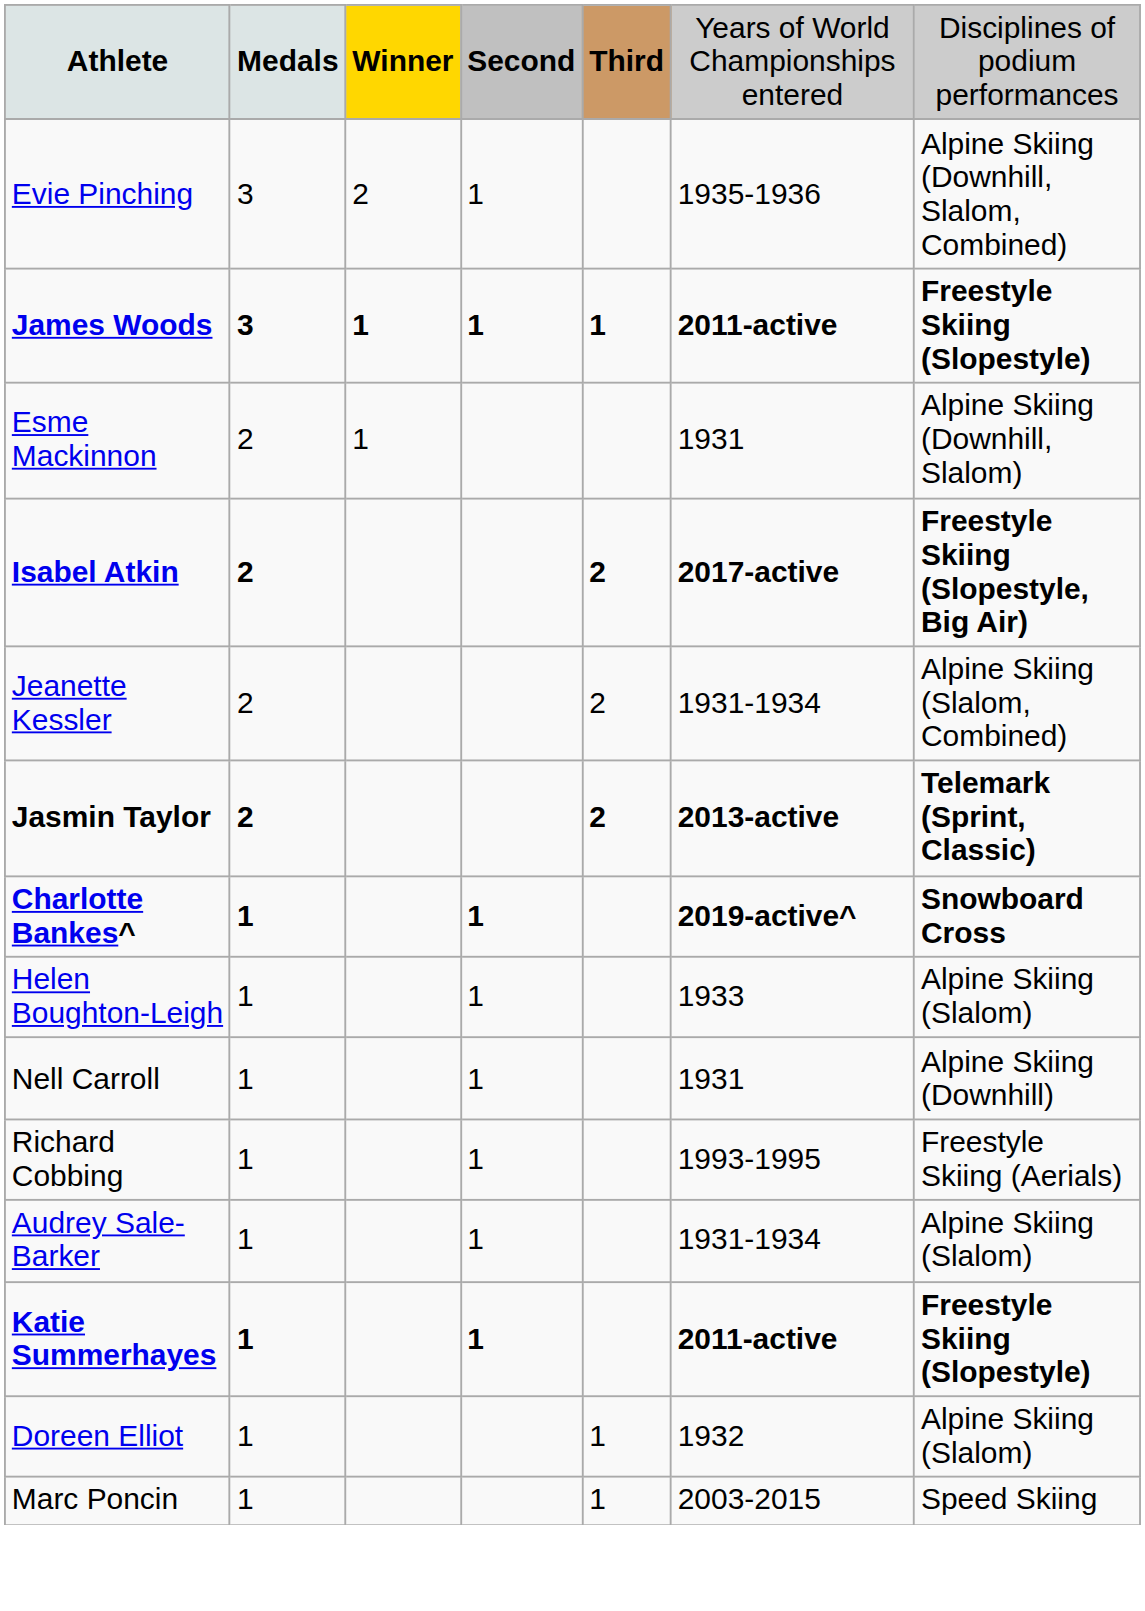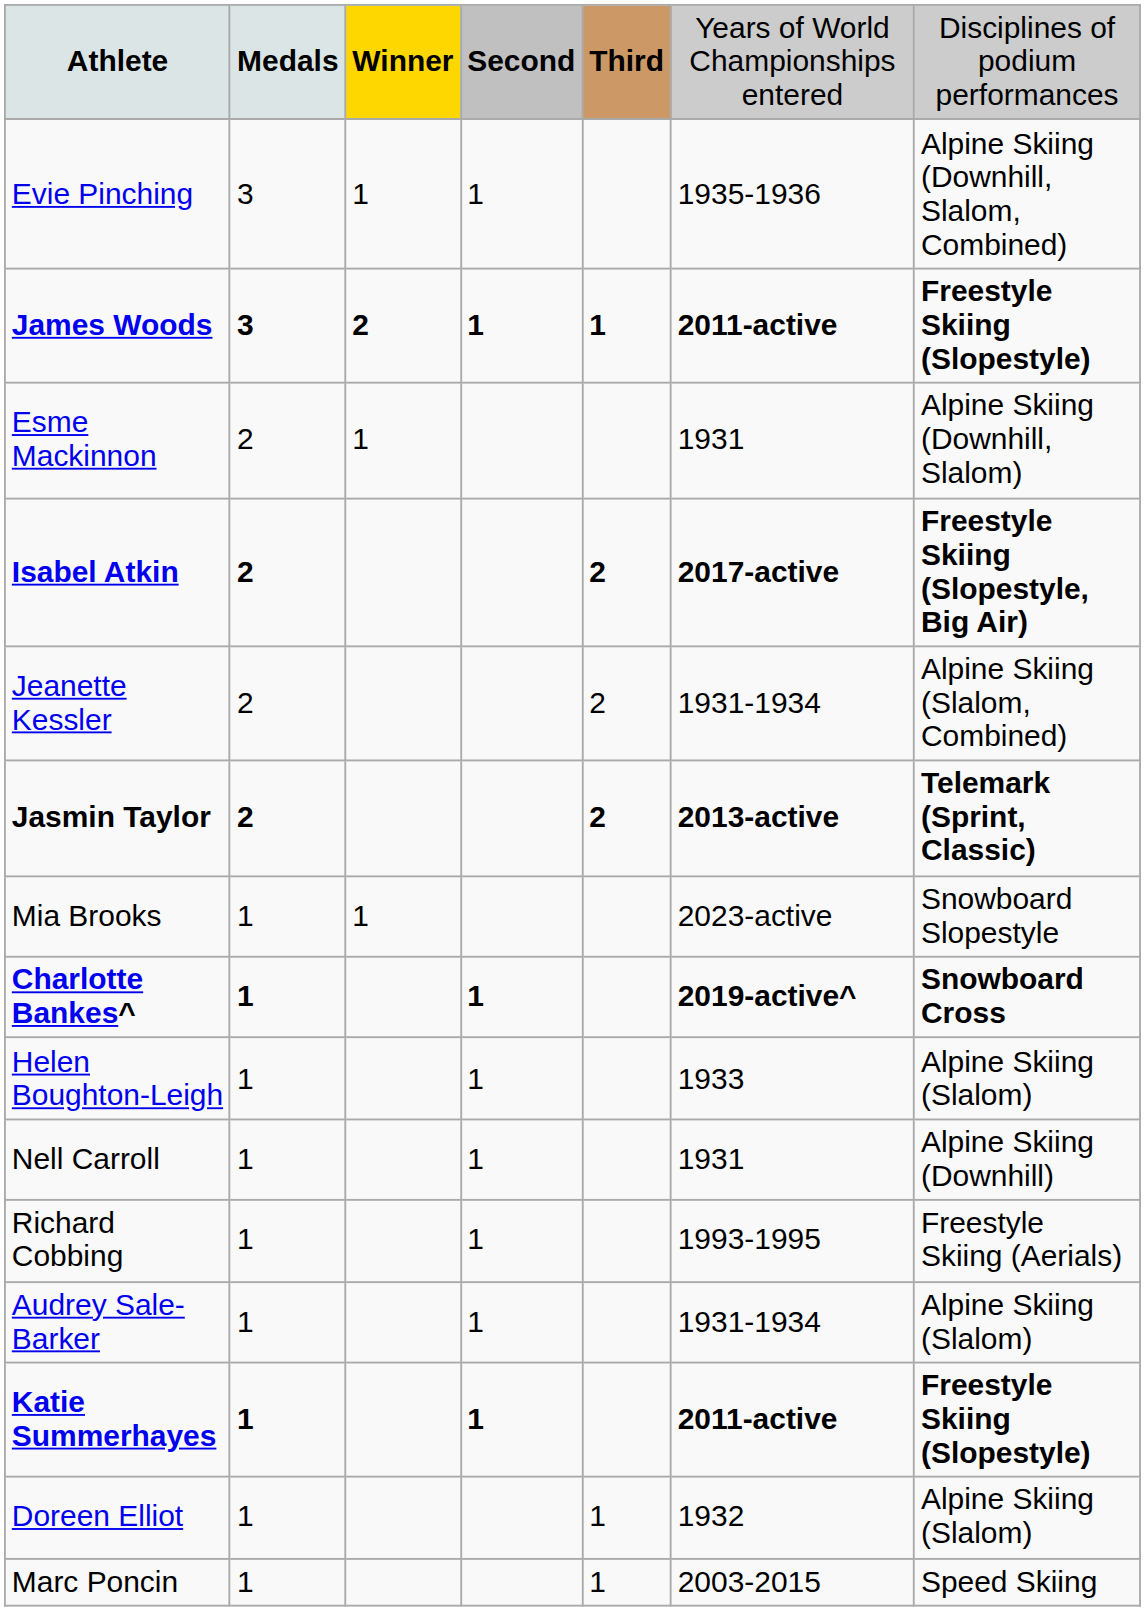(361, 193) 2 -> (361, 193) 1
(361, 325) 1 -> (361, 325) 2
+ row: (87, 915)
